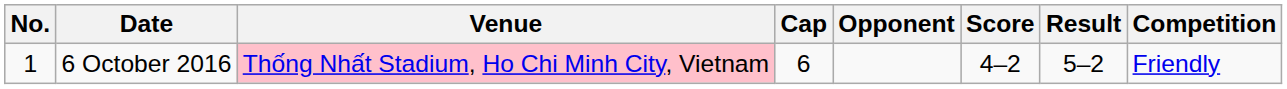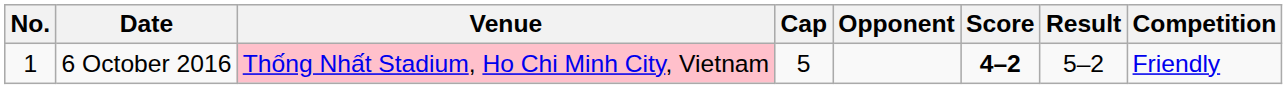(804, 63) 6 -> (804, 63) 5
(1000, 63) normal -> (1000, 63) bold
